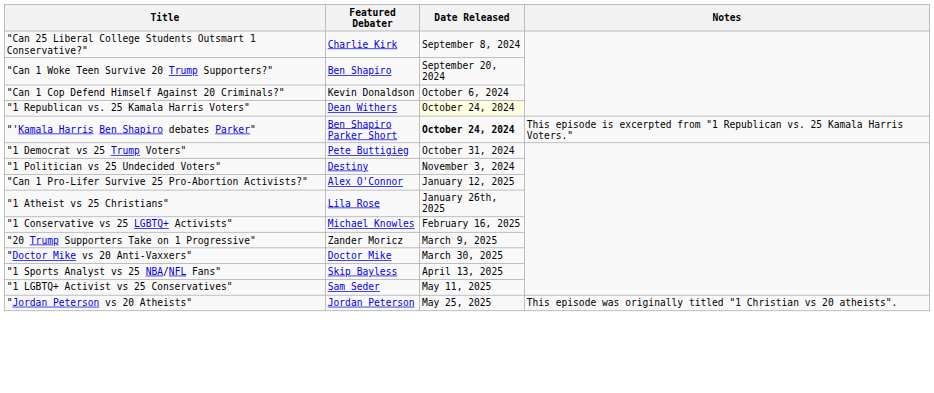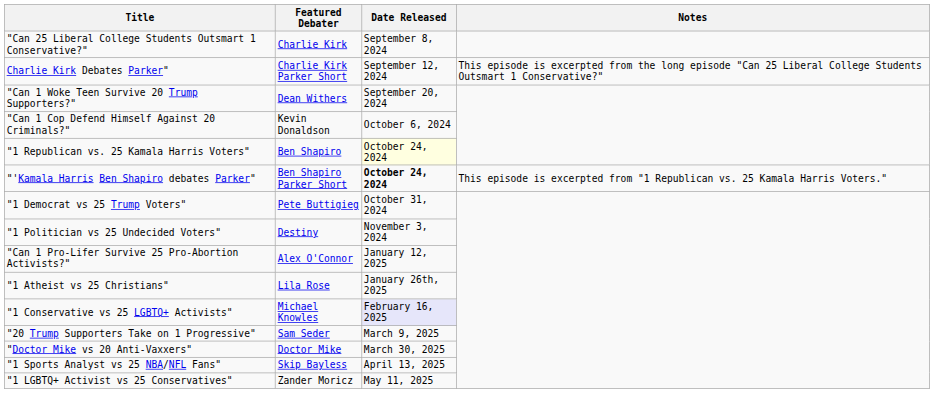+ row: (88, 71)
(360, 71) Ben Shapiro -> (312, 98) Dean Withers
(362, 108) Dean Withers -> (310, 152) Ben Shapiro
(471, 224) no background -> (399, 312) lavender background
(365, 240) Zander Moricz -> (304, 334) Sam Seder
(354, 287) Sam Seder -> (315, 381) Zander Moricz
- row: (99, 303)
